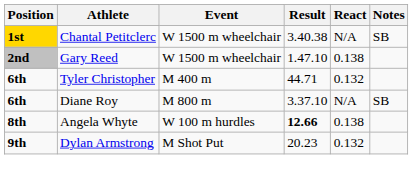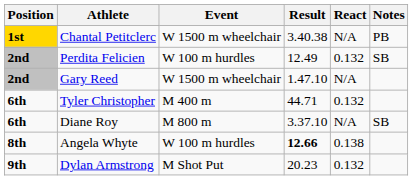(381, 36) SB -> (381, 36) PB
+ row: (102, 57)
(349, 57) 0.138 -> (345, 79) N/A
